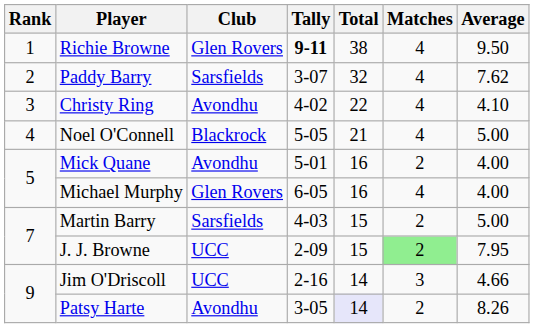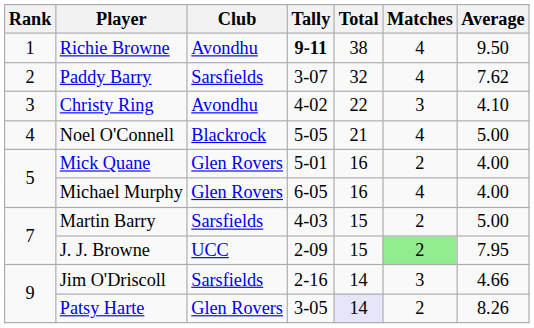(237, 47) Glen Rovers -> (225, 47) Avondhu
(420, 105) 4 -> (420, 105) 3
(225, 163) Avondhu -> (237, 163) Glen Rovers
(210, 279) UCC -> (227, 279) Sarsfields
(225, 308) Avondhu -> (237, 308) Glen Rovers
